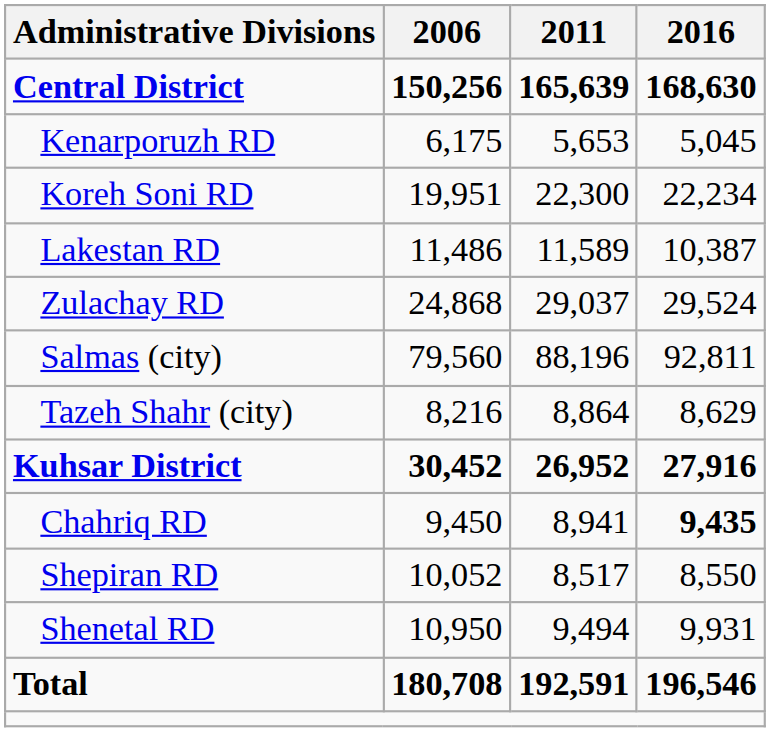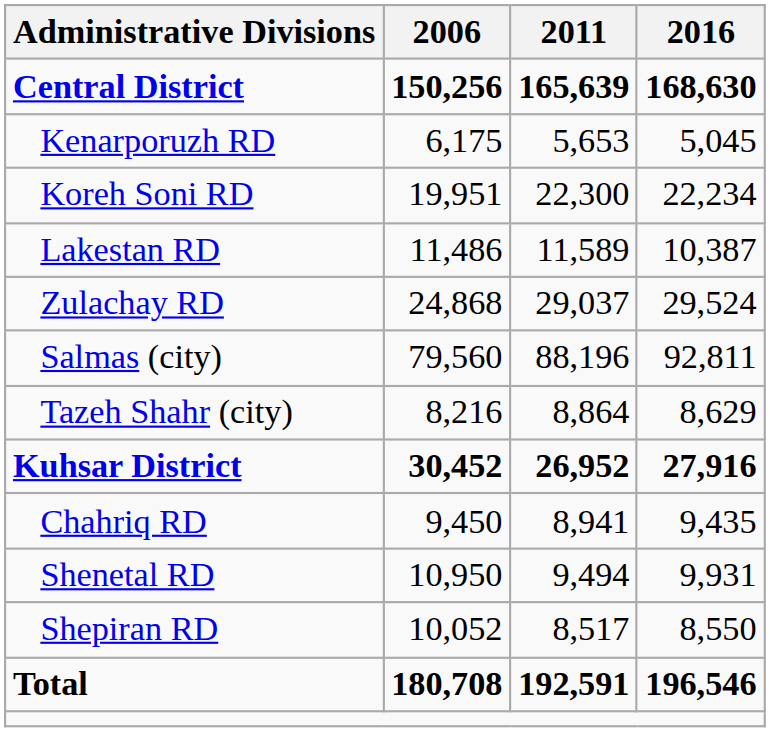(718, 520) bold -> (718, 520) normal
rows swapped: (127, 628) <-> (129, 574)
